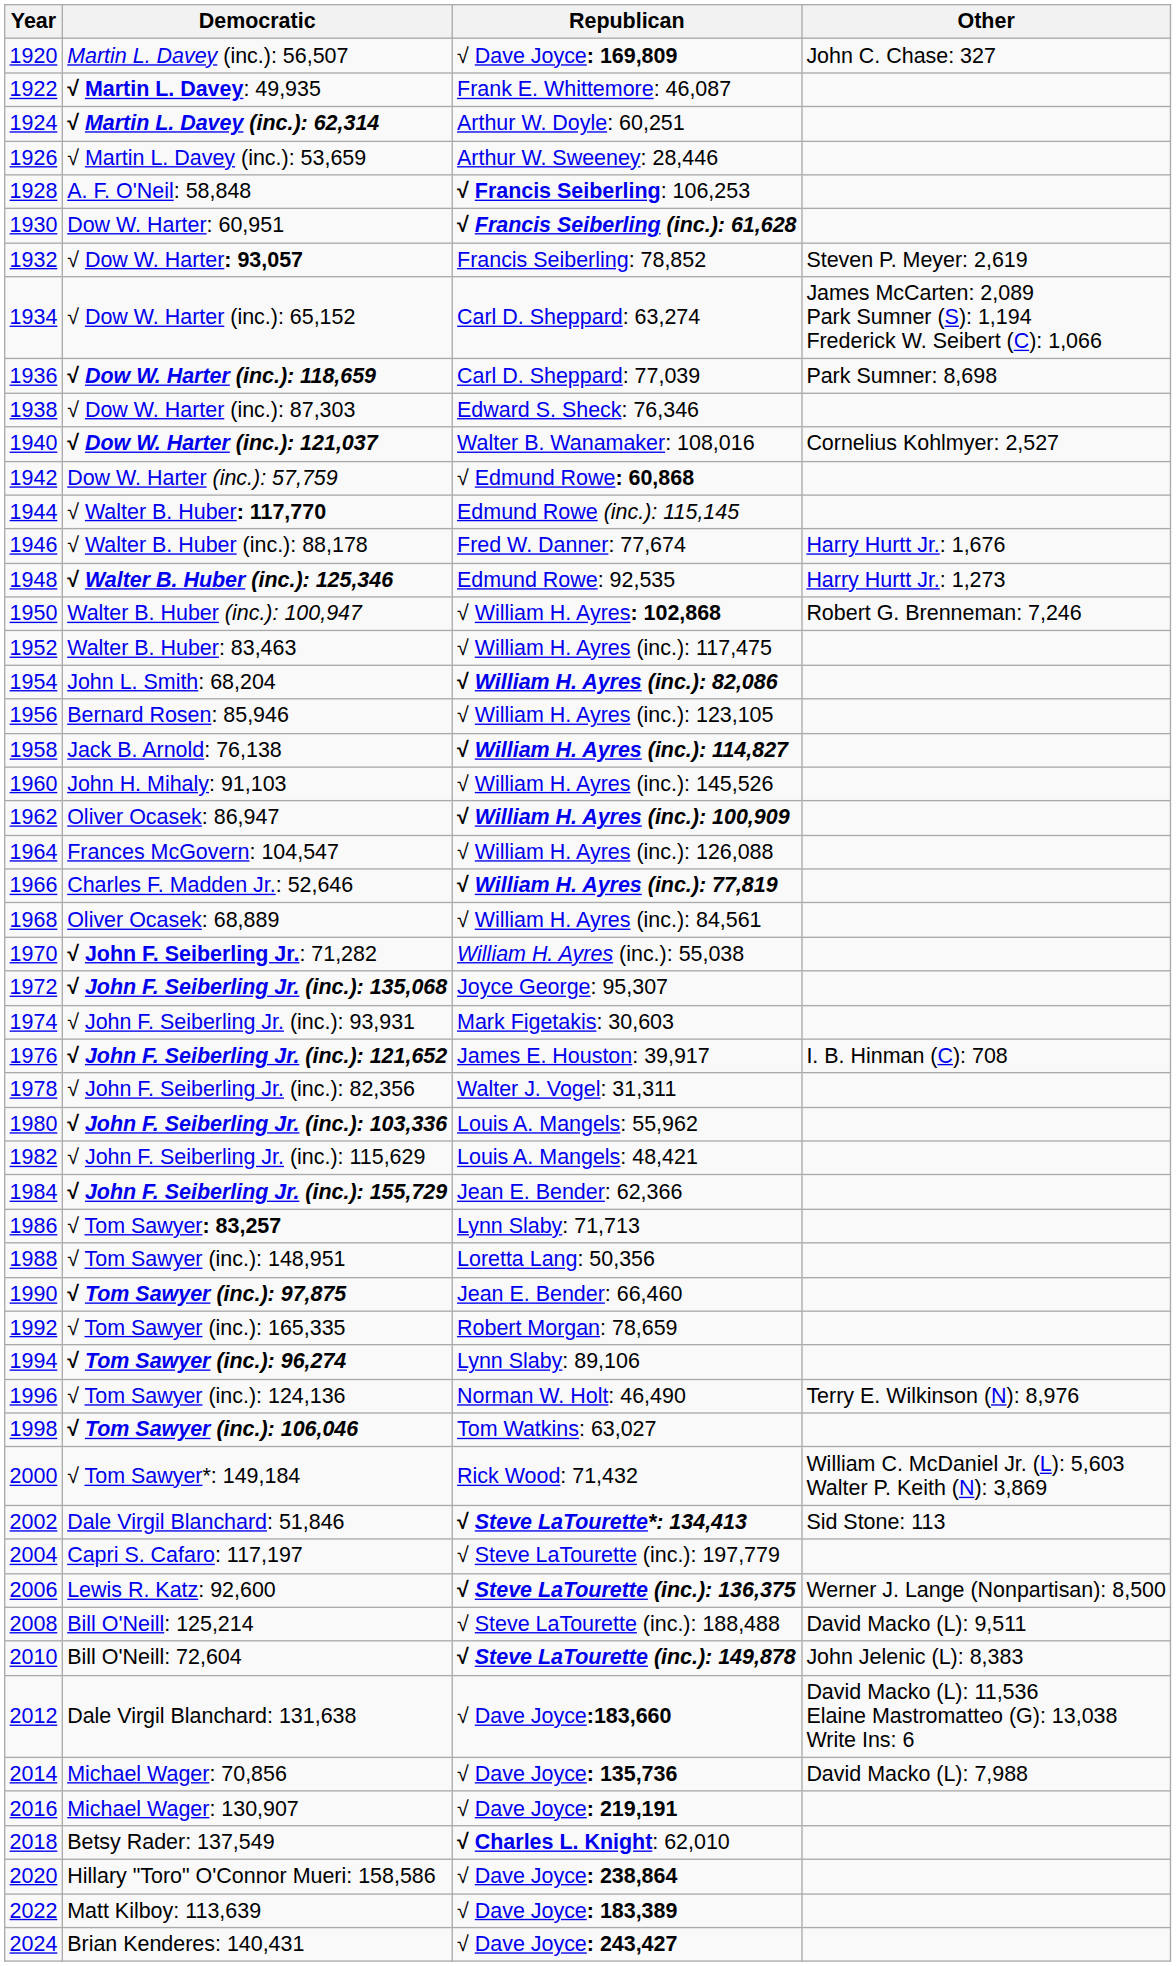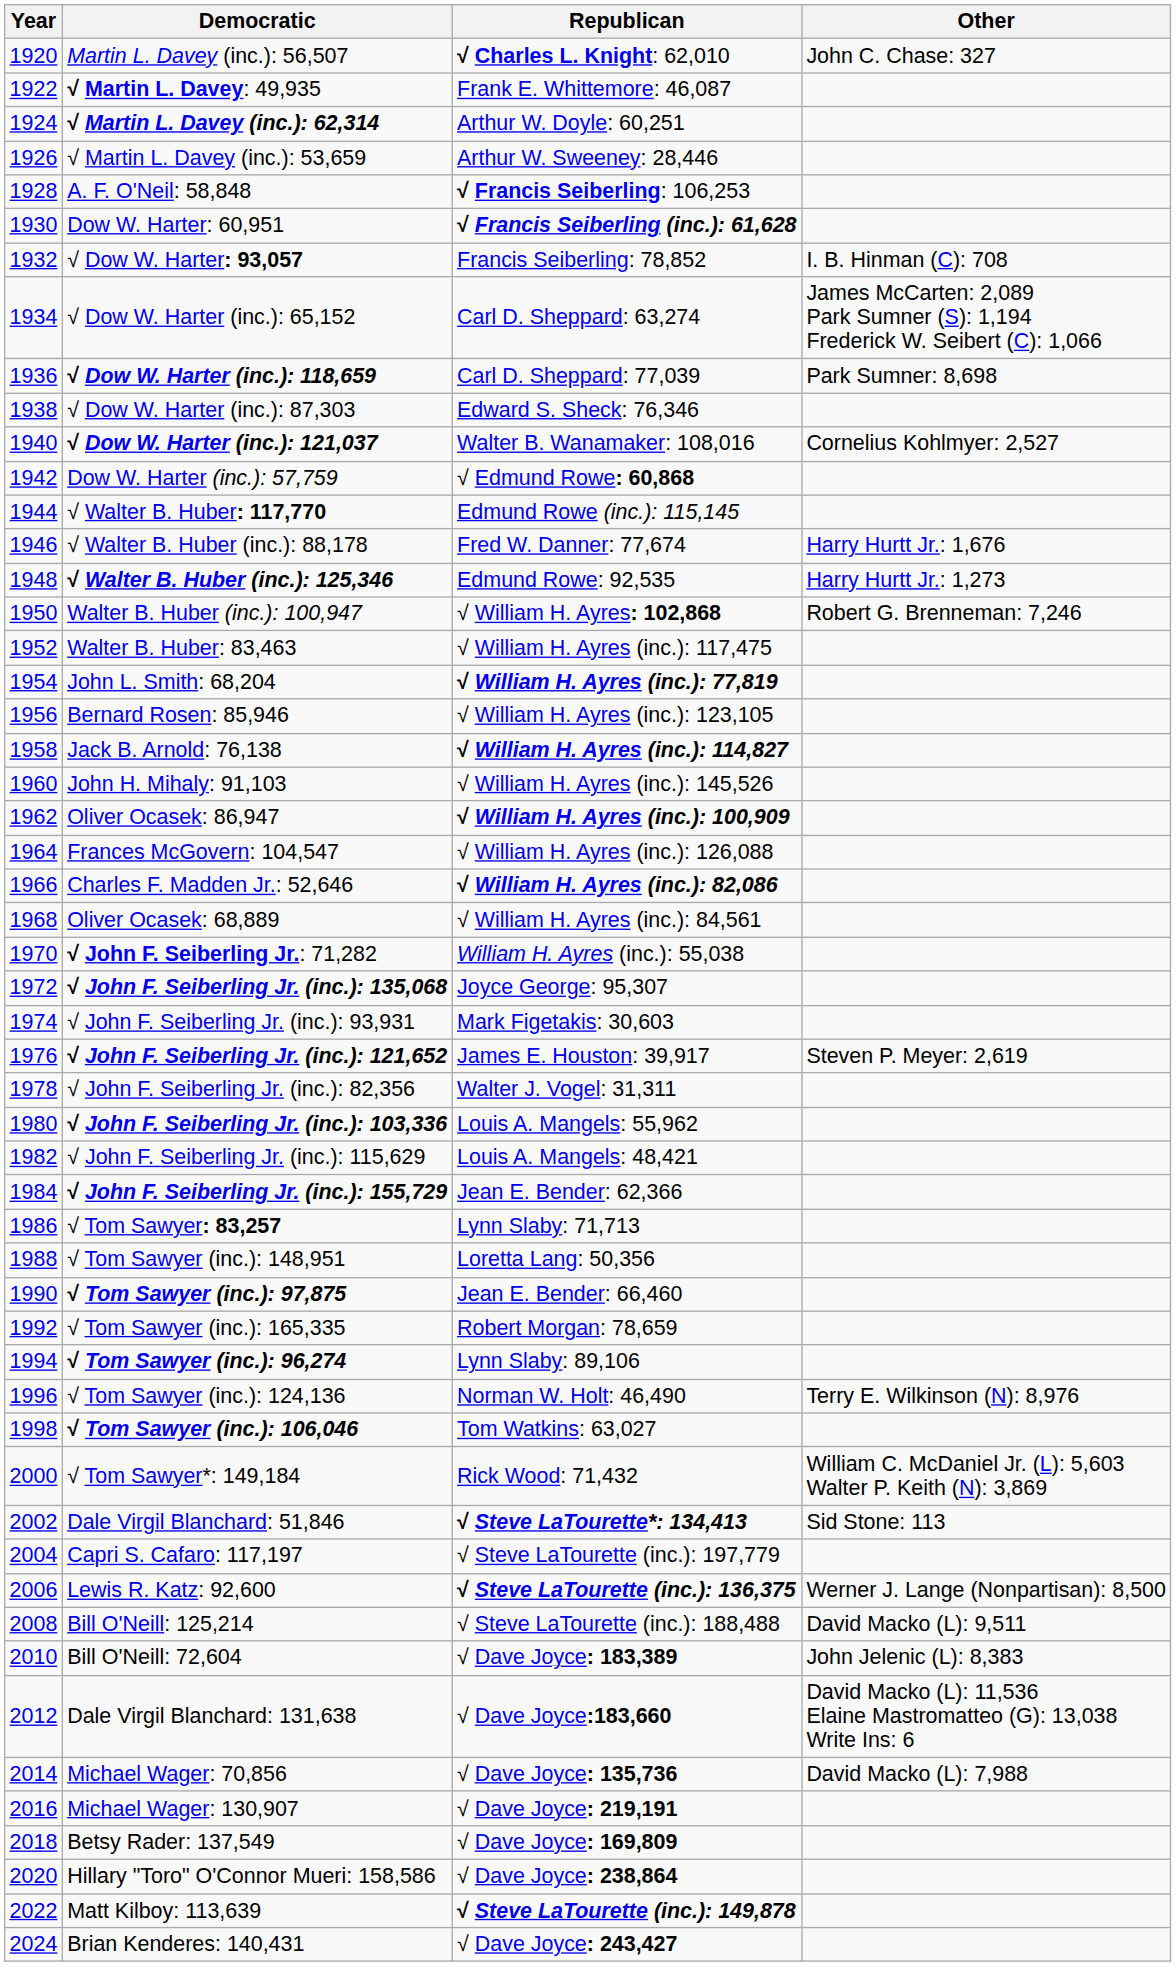(567, 55) √ Dave Joyce: 169,809 -> (593, 55) √ Charles L. Knight: 62,010
(917, 259) Steven P. Meyer: 2,619 -> (907, 259) I. B. Hinman (C): 708
(617, 681) √ William H. Ayres (inc.): 82,086 -> (617, 681) √ William H. Ayres (inc.): 77,819
(617, 885) √ William H. Ayres (inc.): 77,819 -> (617, 885) √ William H. Ayres (inc.): 82,086
(907, 1055) I. B. Hinman (C): 708 -> (917, 1055) Steven P. Meyer: 2,619
(626, 1657) √ Steve LaTourette (inc.): 149,878 -> (567, 1657) √ Dave Joyce: 183,389
(593, 1842) √ Charles L. Knight: 62,010 -> (567, 1842) √ Dave Joyce: 169,809
(567, 1910) √ Dave Joyce: 183,389 -> (626, 1910) √ Steve LaTourette (inc.): 149,878
